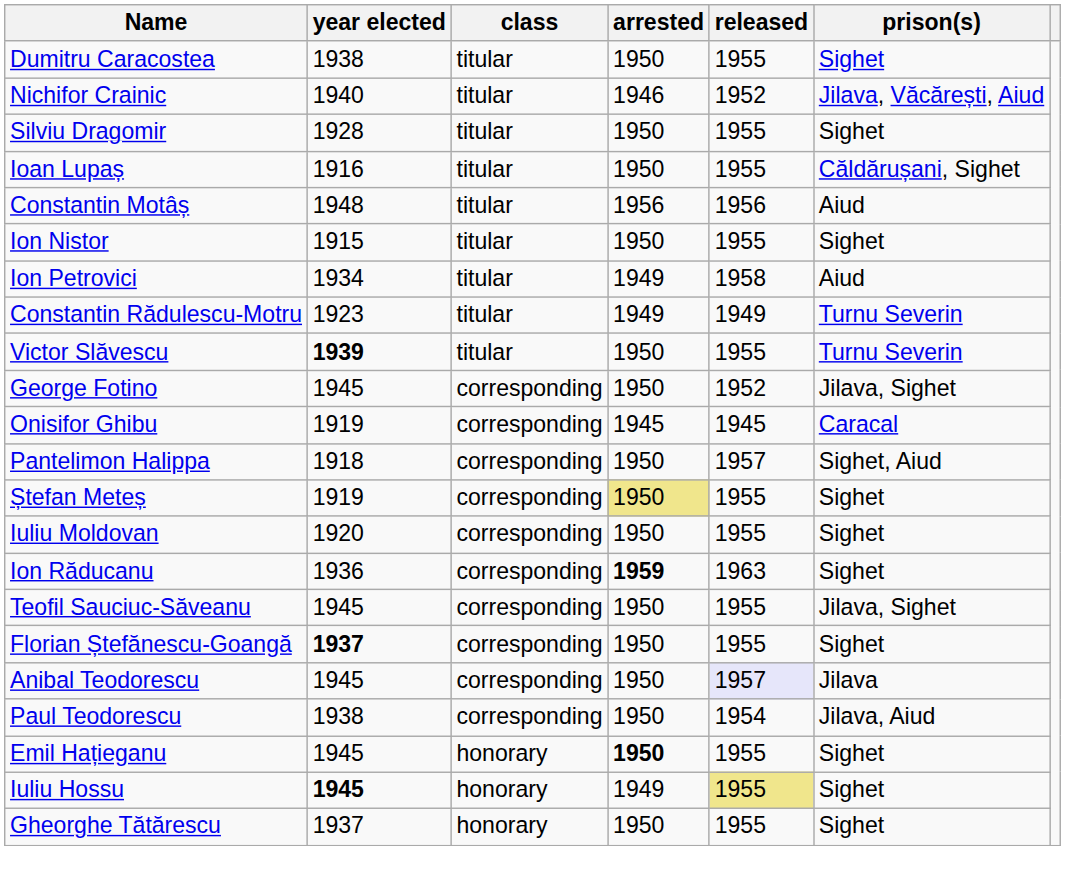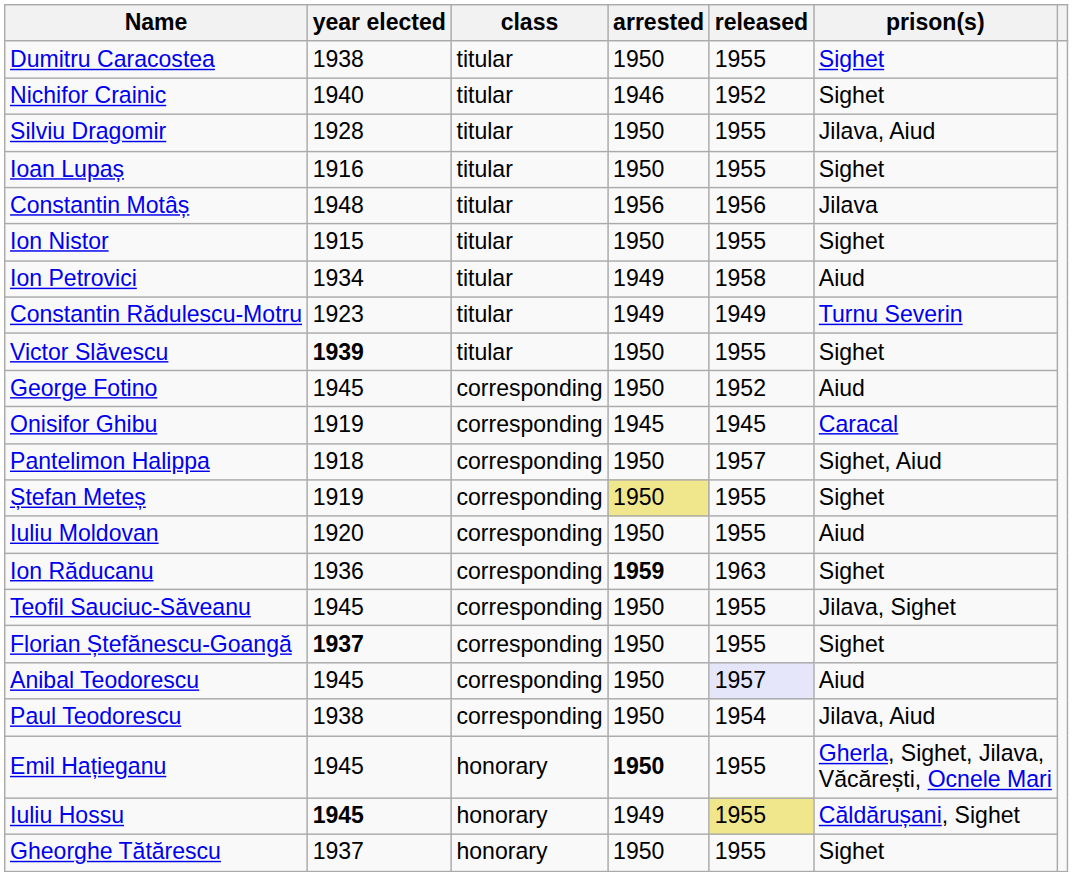(932, 95) Jilava, Văcărești, Aiud -> (851, 95) Sighet
(851, 132) Sighet -> (877, 132) Jilava, Aiud
(919, 168) Căldărușani, Sighet -> (851, 168) Sighet
(842, 205) Aiud -> (848, 205) Jilava
(891, 351) Turnu Severin -> (851, 351) Sighet
(887, 388) Jilava, Sighet -> (842, 388) Aiud
(851, 534) Sighet -> (842, 534) Aiud
(848, 680) Jilava -> (842, 680) Aiud
(851, 753) Sighet -> (935, 766) Gherla, Sighet, Jilava, Văcărești, Ocnele Mari
(851, 790) Sighet -> (919, 816) Căldărușani, Sighet
